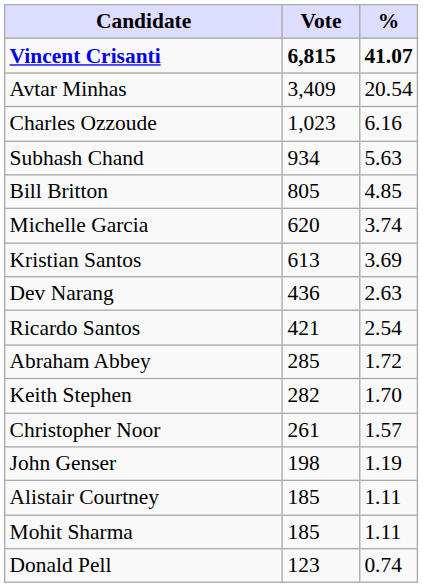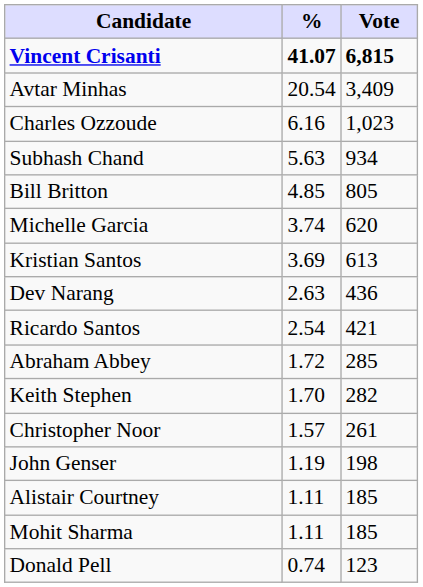columns swapped: (321, 21) <-> (388, 21)
